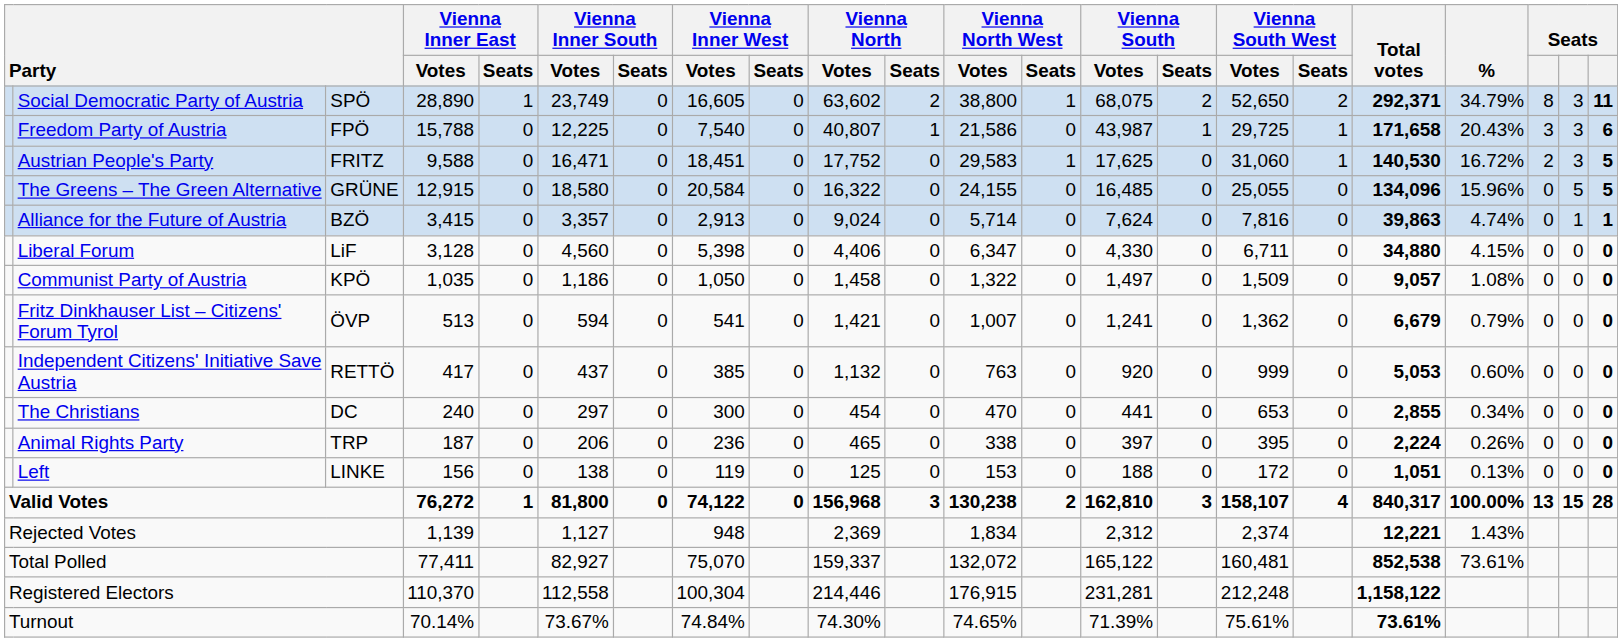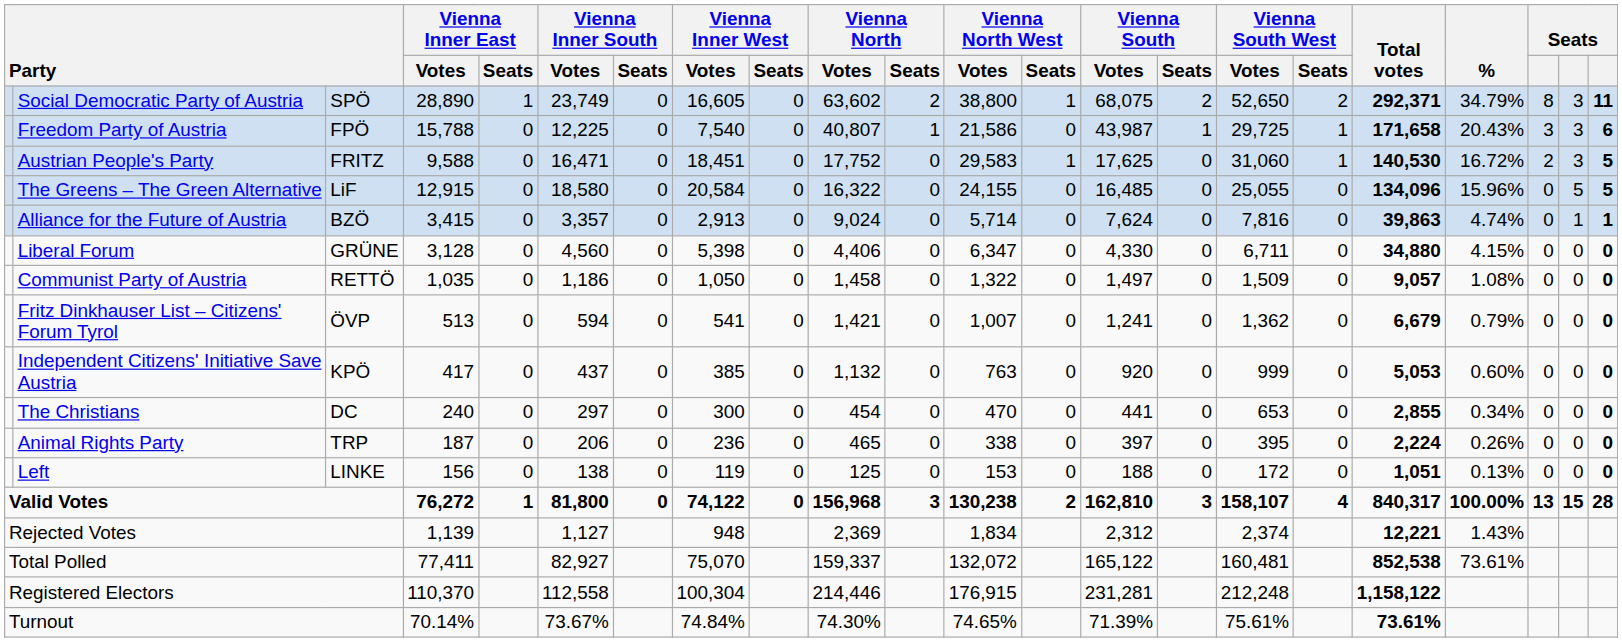(364, 190) GRÜNE -> (343, 190) LiF
(343, 250) LiF -> (364, 250) GRÜNE
(350, 280) KPÖ -> (362, 280) RETTÖ
(362, 371) RETTÖ -> (350, 371) KPÖ
